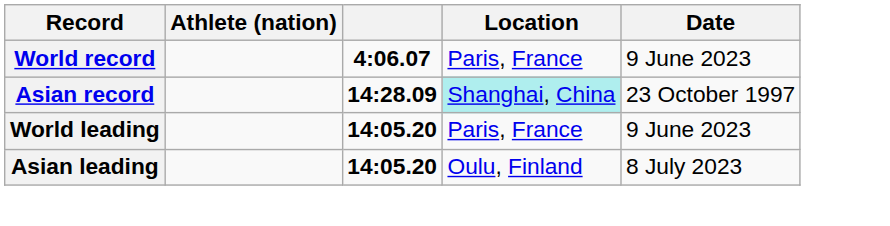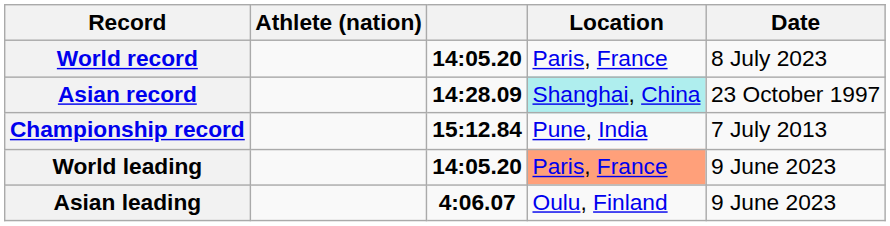(392, 58) 4:06.07 -> (477, 58) 14:05.20
(688, 58) 9 June 2023 -> (769, 58) 8 July 2023
+ row: (127, 130)
(515, 130) no background -> (600, 166) lightsalmon background
(392, 166) 14:05.20 -> (477, 202) 4:06.07
(684, 166) 8 July 2023 -> (774, 202) 9 June 2023
